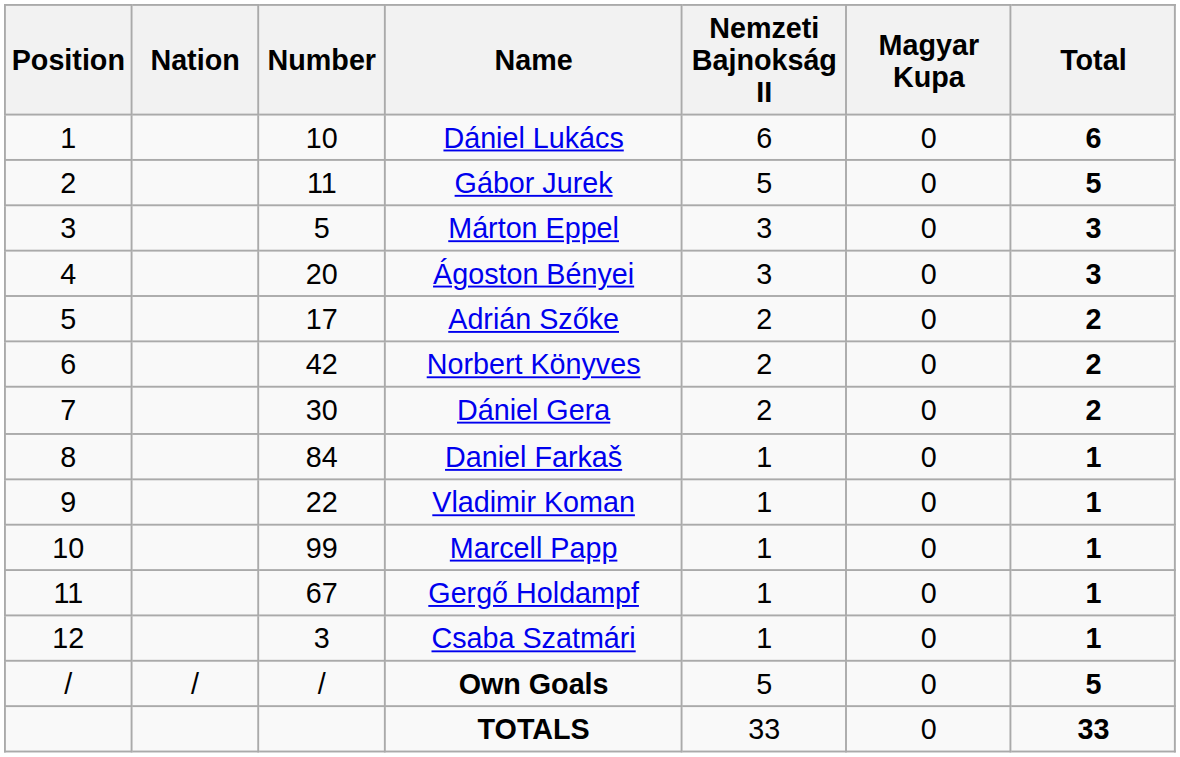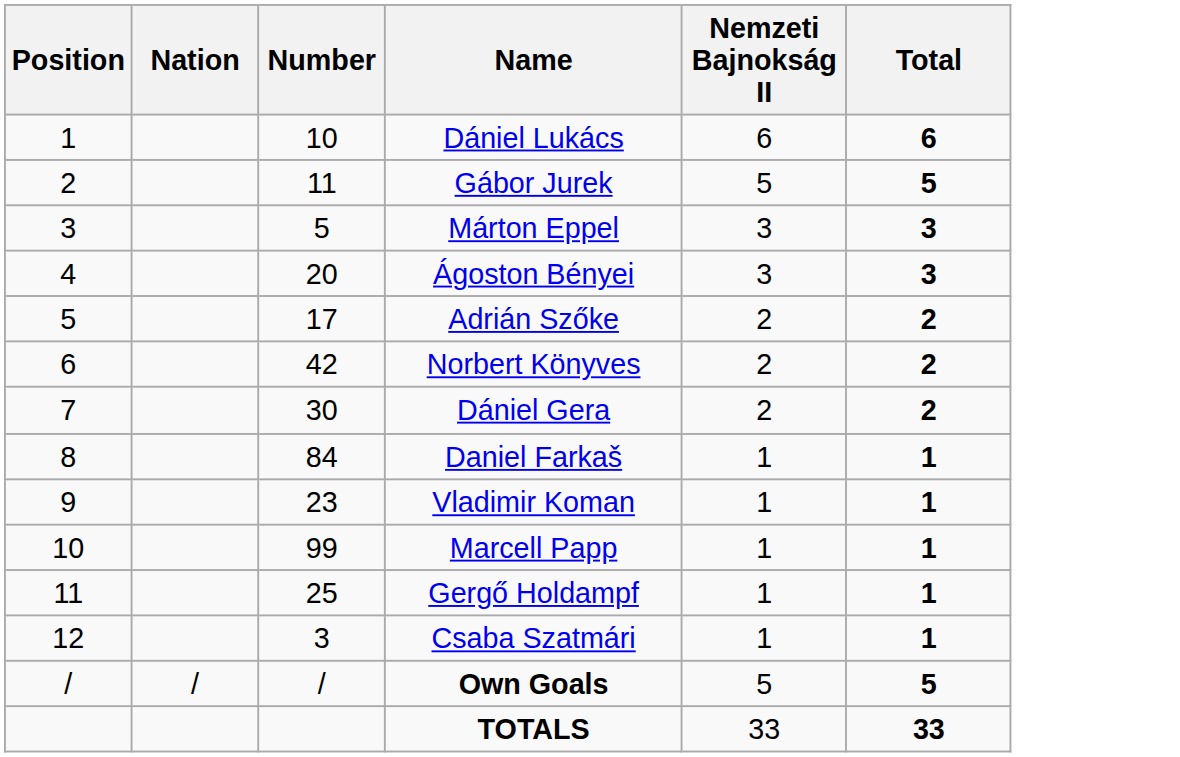- column: (929, 60)
(322, 501) 22 -> (322, 501) 23
(322, 592) 67 -> (322, 592) 25
